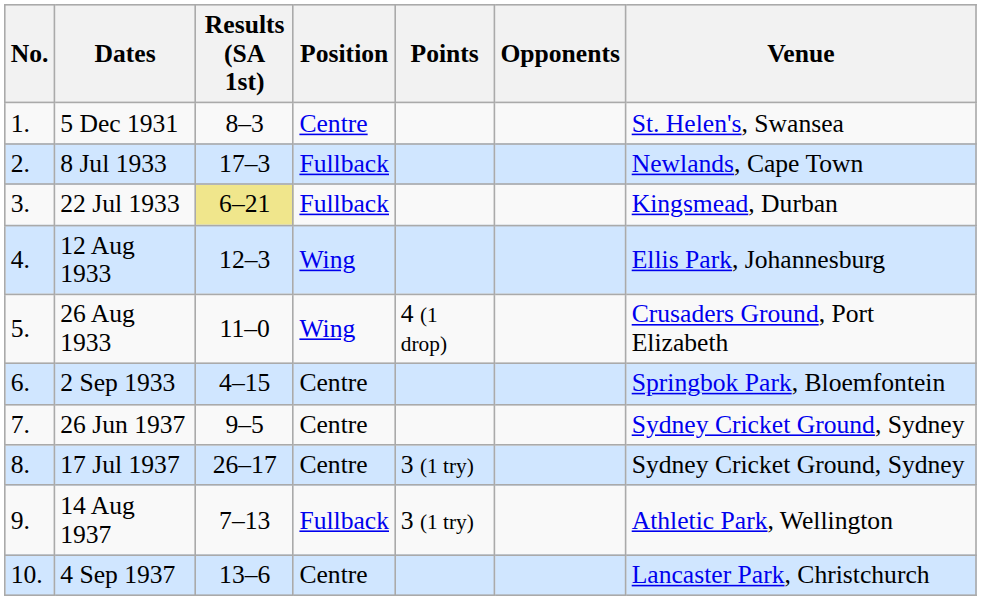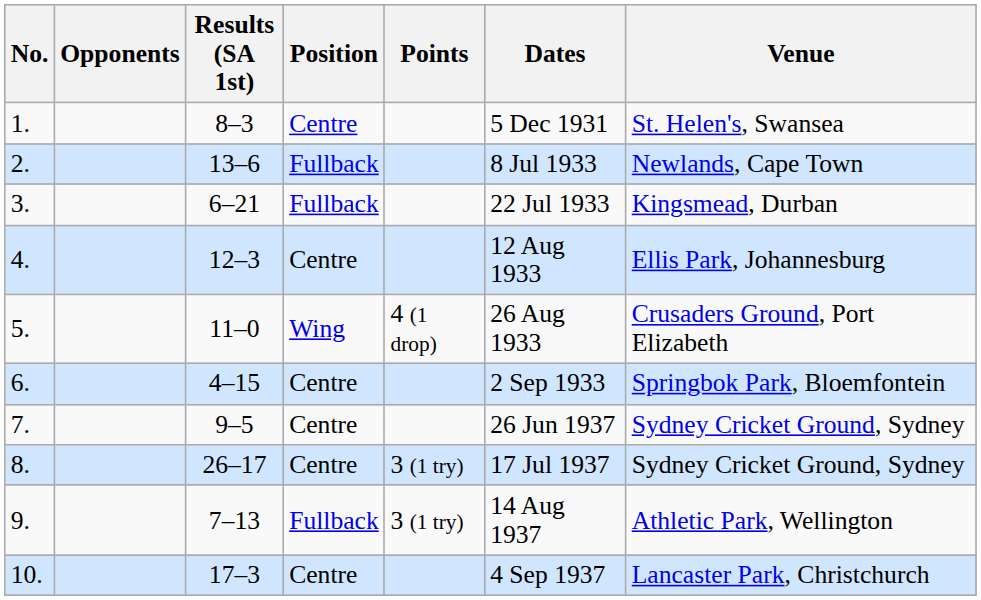columns swapped: (560, 53) <-> (125, 53)
(245, 163) 17–3 -> (234, 163) 13–6
(245, 204) khaki background -> (234, 204) no background
(327, 259) Wing -> (323, 259) Centre
(245, 574) 13–6 -> (234, 574) 17–3
